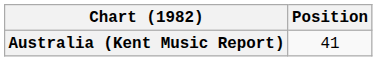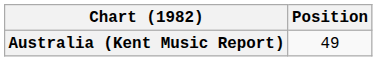(330, 43) 41 -> (330, 43) 49
